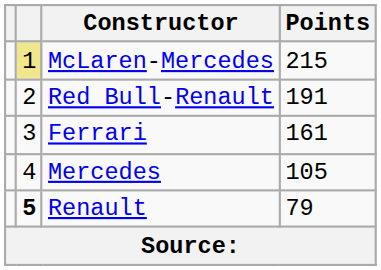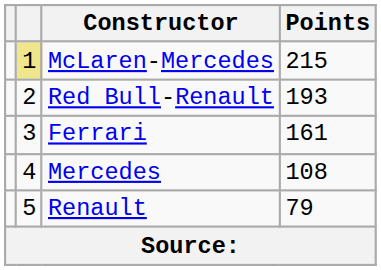(307, 98) 191 -> (307, 98) 193
(307, 172) 105 -> (307, 172) 108
(29, 209) bold -> (29, 209) normal
